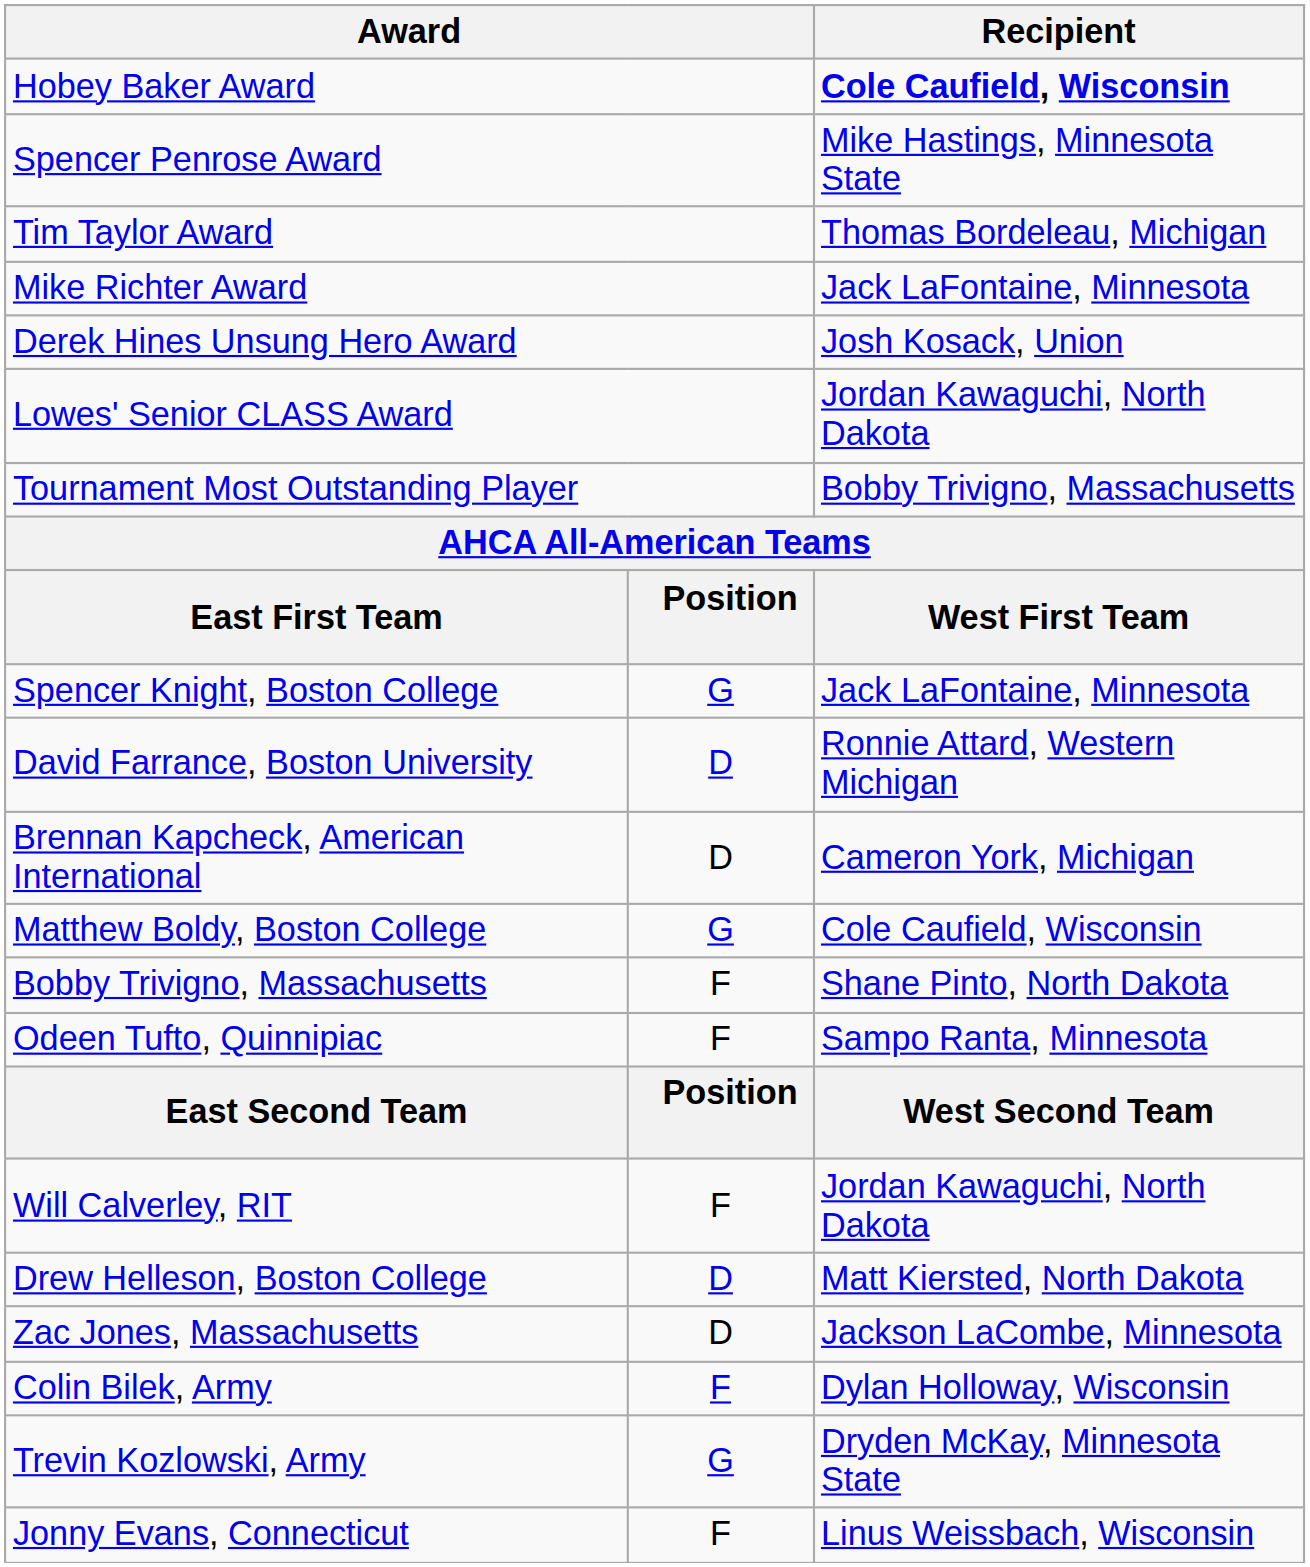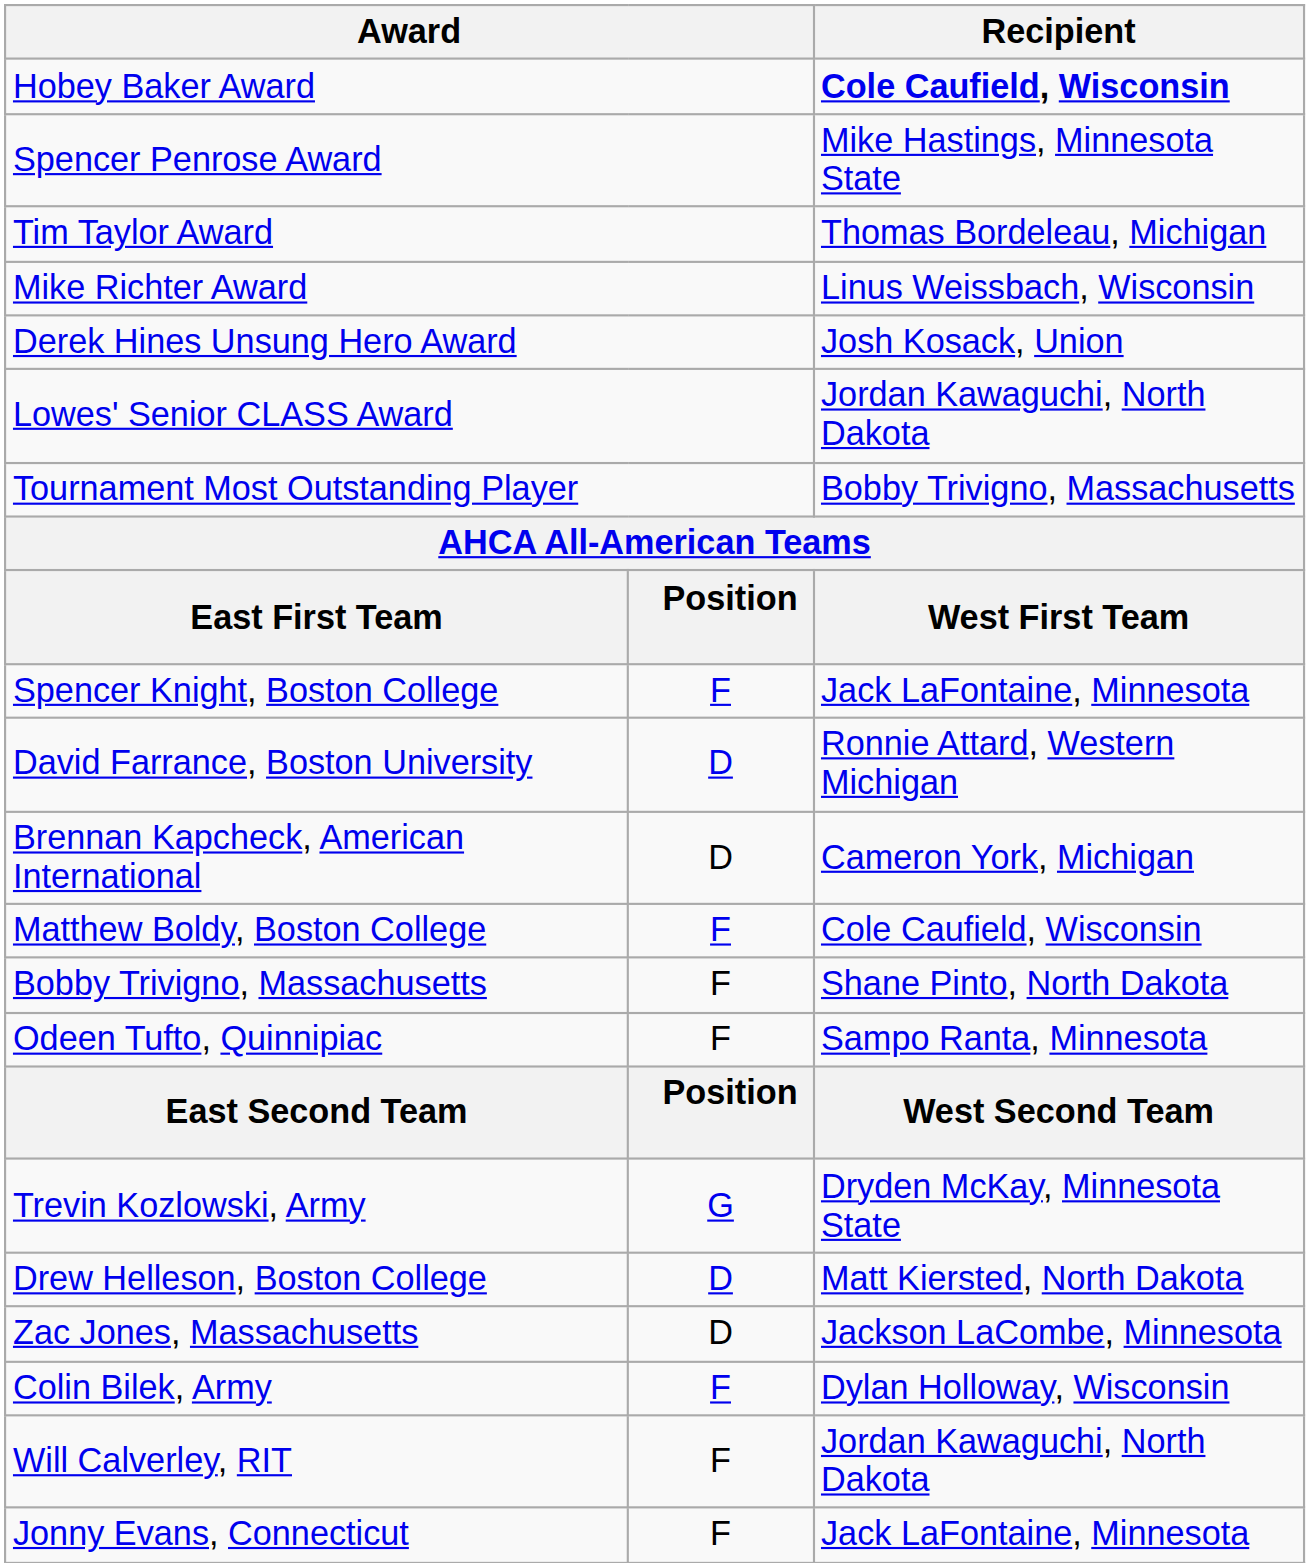(1035, 287) Jack LaFontaine, Minnesota -> (1038, 287) Linus Weissbach, Wisconsin
(721, 690) G -> (721, 690) F
(721, 930) G -> (721, 930) F
rows swapped: (189, 1460) <-> (152, 1205)
(1038, 1534) Linus Weissbach, Wisconsin -> (1035, 1534) Jack LaFontaine, Minnesota
